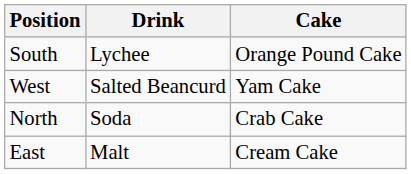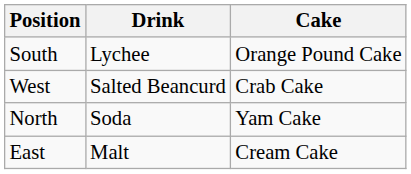(278, 86) Yam Cake -> (279, 86) Crab Cake
(279, 119) Crab Cake -> (278, 119) Yam Cake
